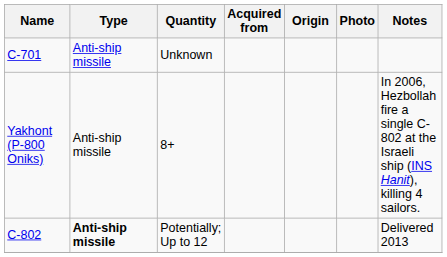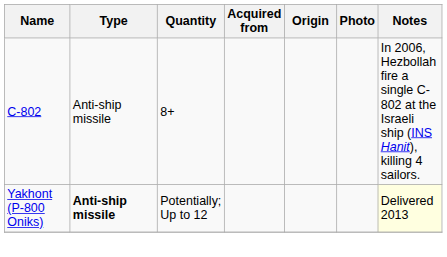- row: (186, 55)
(30, 145) Yakhont (P-800 Oniks) -> (24, 111) C-802
(24, 235) C-802 -> (30, 208) Yakhont (P-800 Oniks)
(407, 235) no background -> (407, 208) lightyellow background
